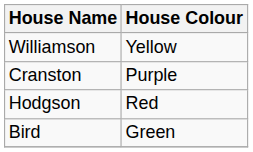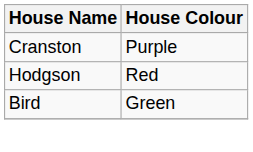- row: (52, 47)
